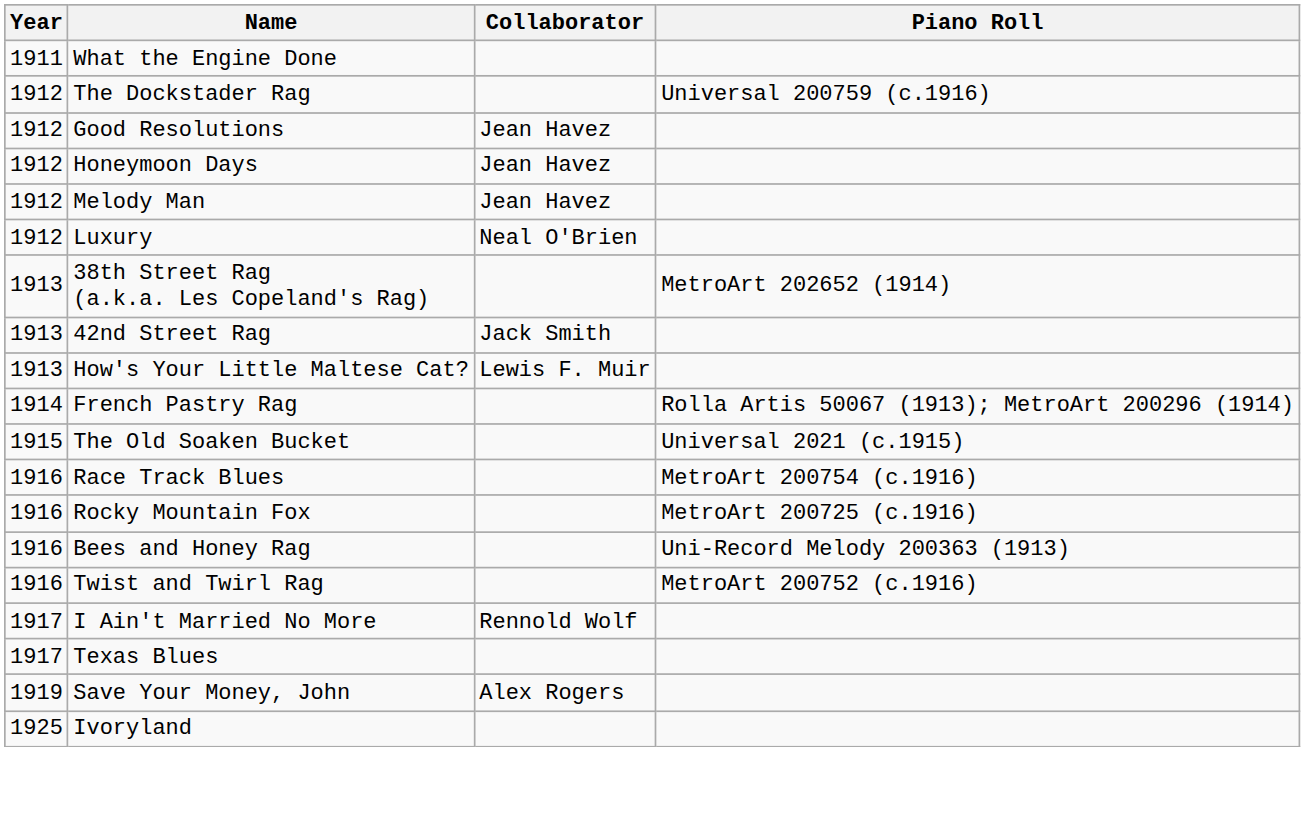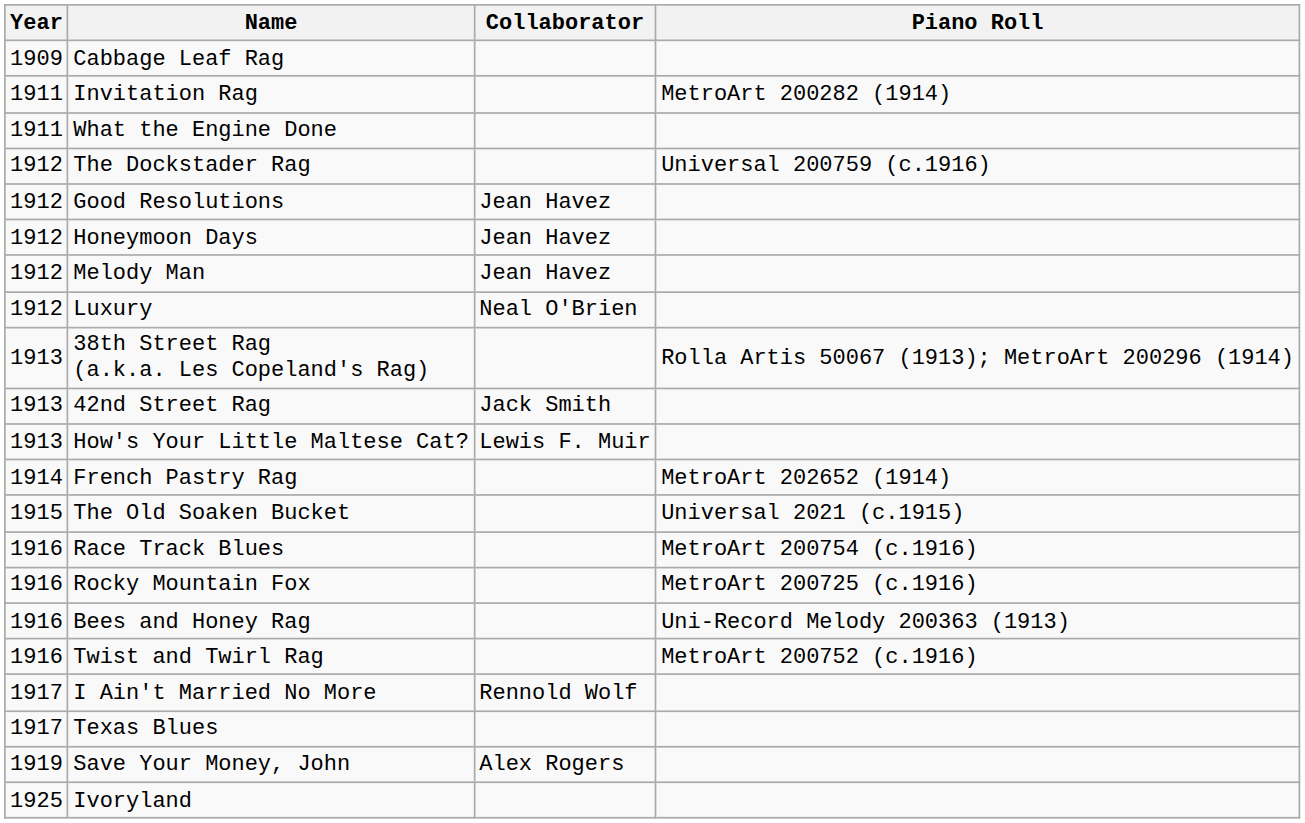+ row: (179, 59)
+ row: (166, 94)
(806, 286) MetroArt 202652 (1914) -> (978, 358) Rolla Artis 50067 (1913); MetroArt 200296 (1914)
(978, 406) Rolla Artis 50067 (1913); MetroArt 200296 (1914) -> (806, 478) MetroArt 202652 (1914)
